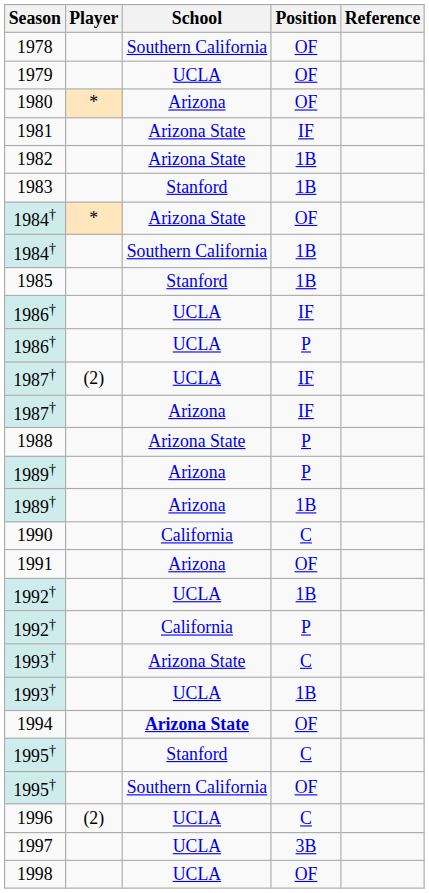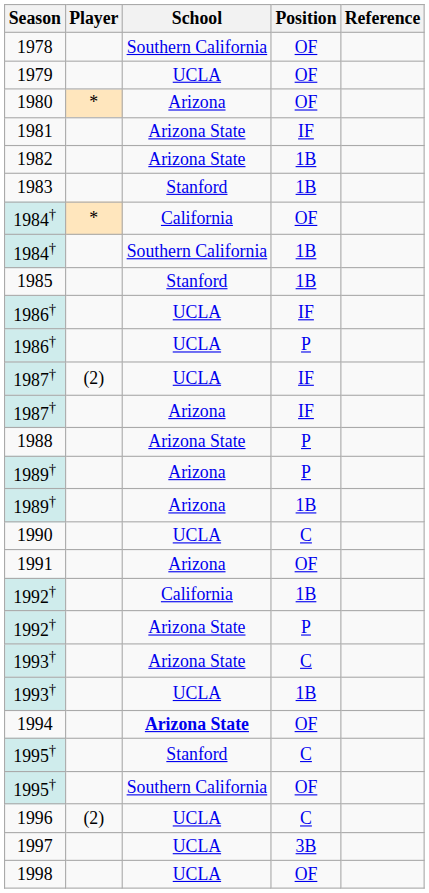(197, 218) Arizona State -> (197, 218) California
(197, 535) California -> (197, 535) UCLA
(197, 594) UCLA -> (197, 594) California
(197, 627) California -> (197, 627) Arizona State
